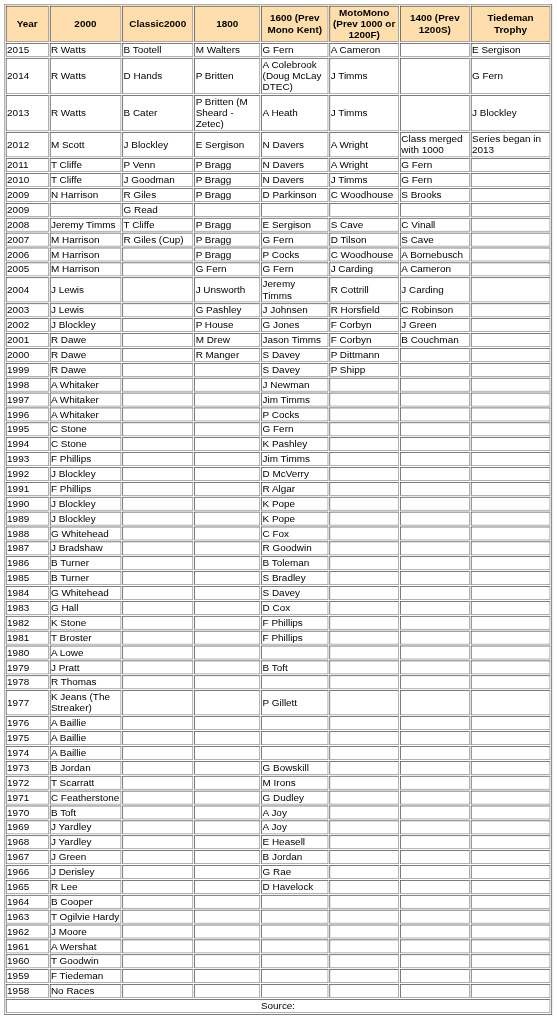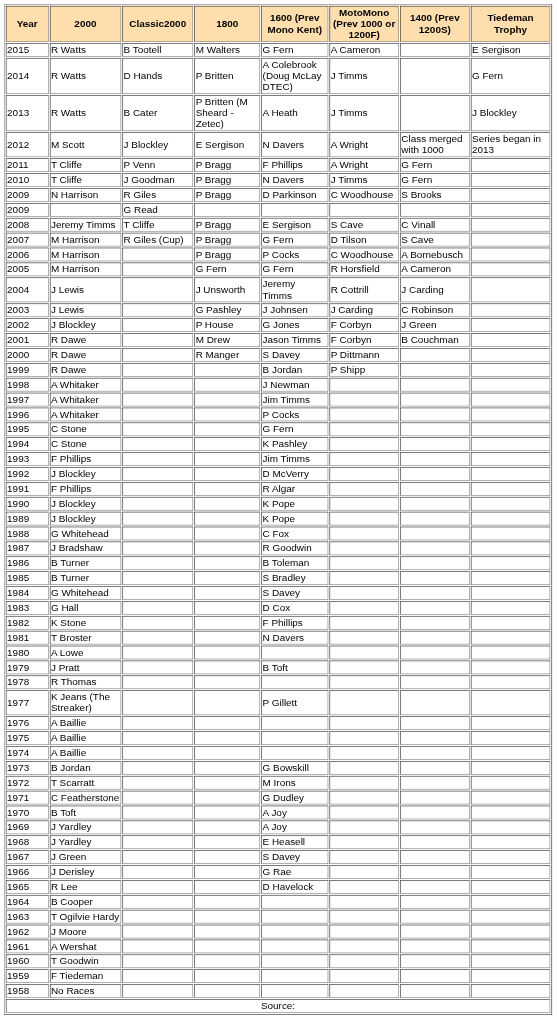(283, 165) N Davers -> (283, 165) F Phillips
(352, 269) J Carding -> (355, 269) R Horsfield
(355, 310) R Horsfield -> (352, 310) J Carding
(281, 369) S Davey -> (282, 369) B Jordan
(283, 637) F Phillips -> (283, 637) N Davers
(282, 857) B Jordan -> (281, 857) S Davey
